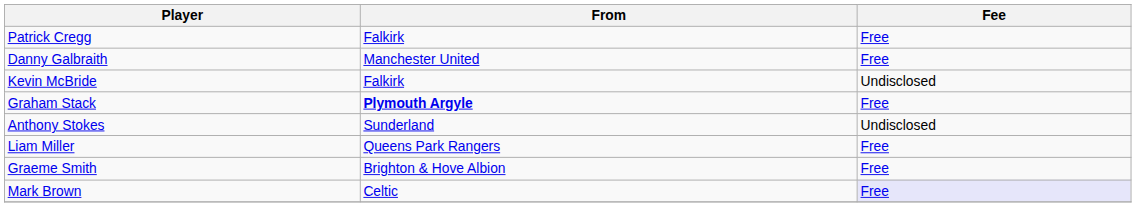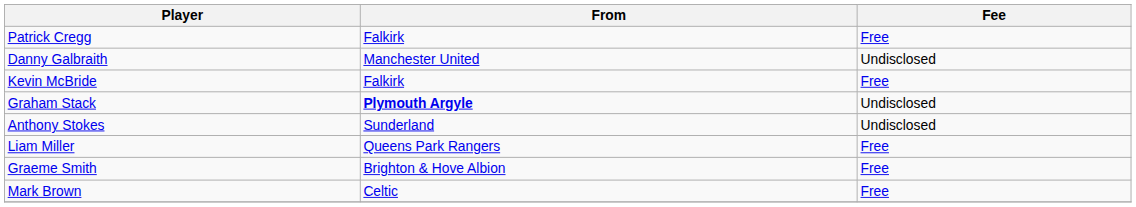(875, 59) Free -> (898, 59) Undisclosed
(898, 81) Undisclosed -> (875, 81) Free
(875, 103) Free -> (898, 103) Undisclosed
(875, 191) lavender background -> (875, 191) no background
